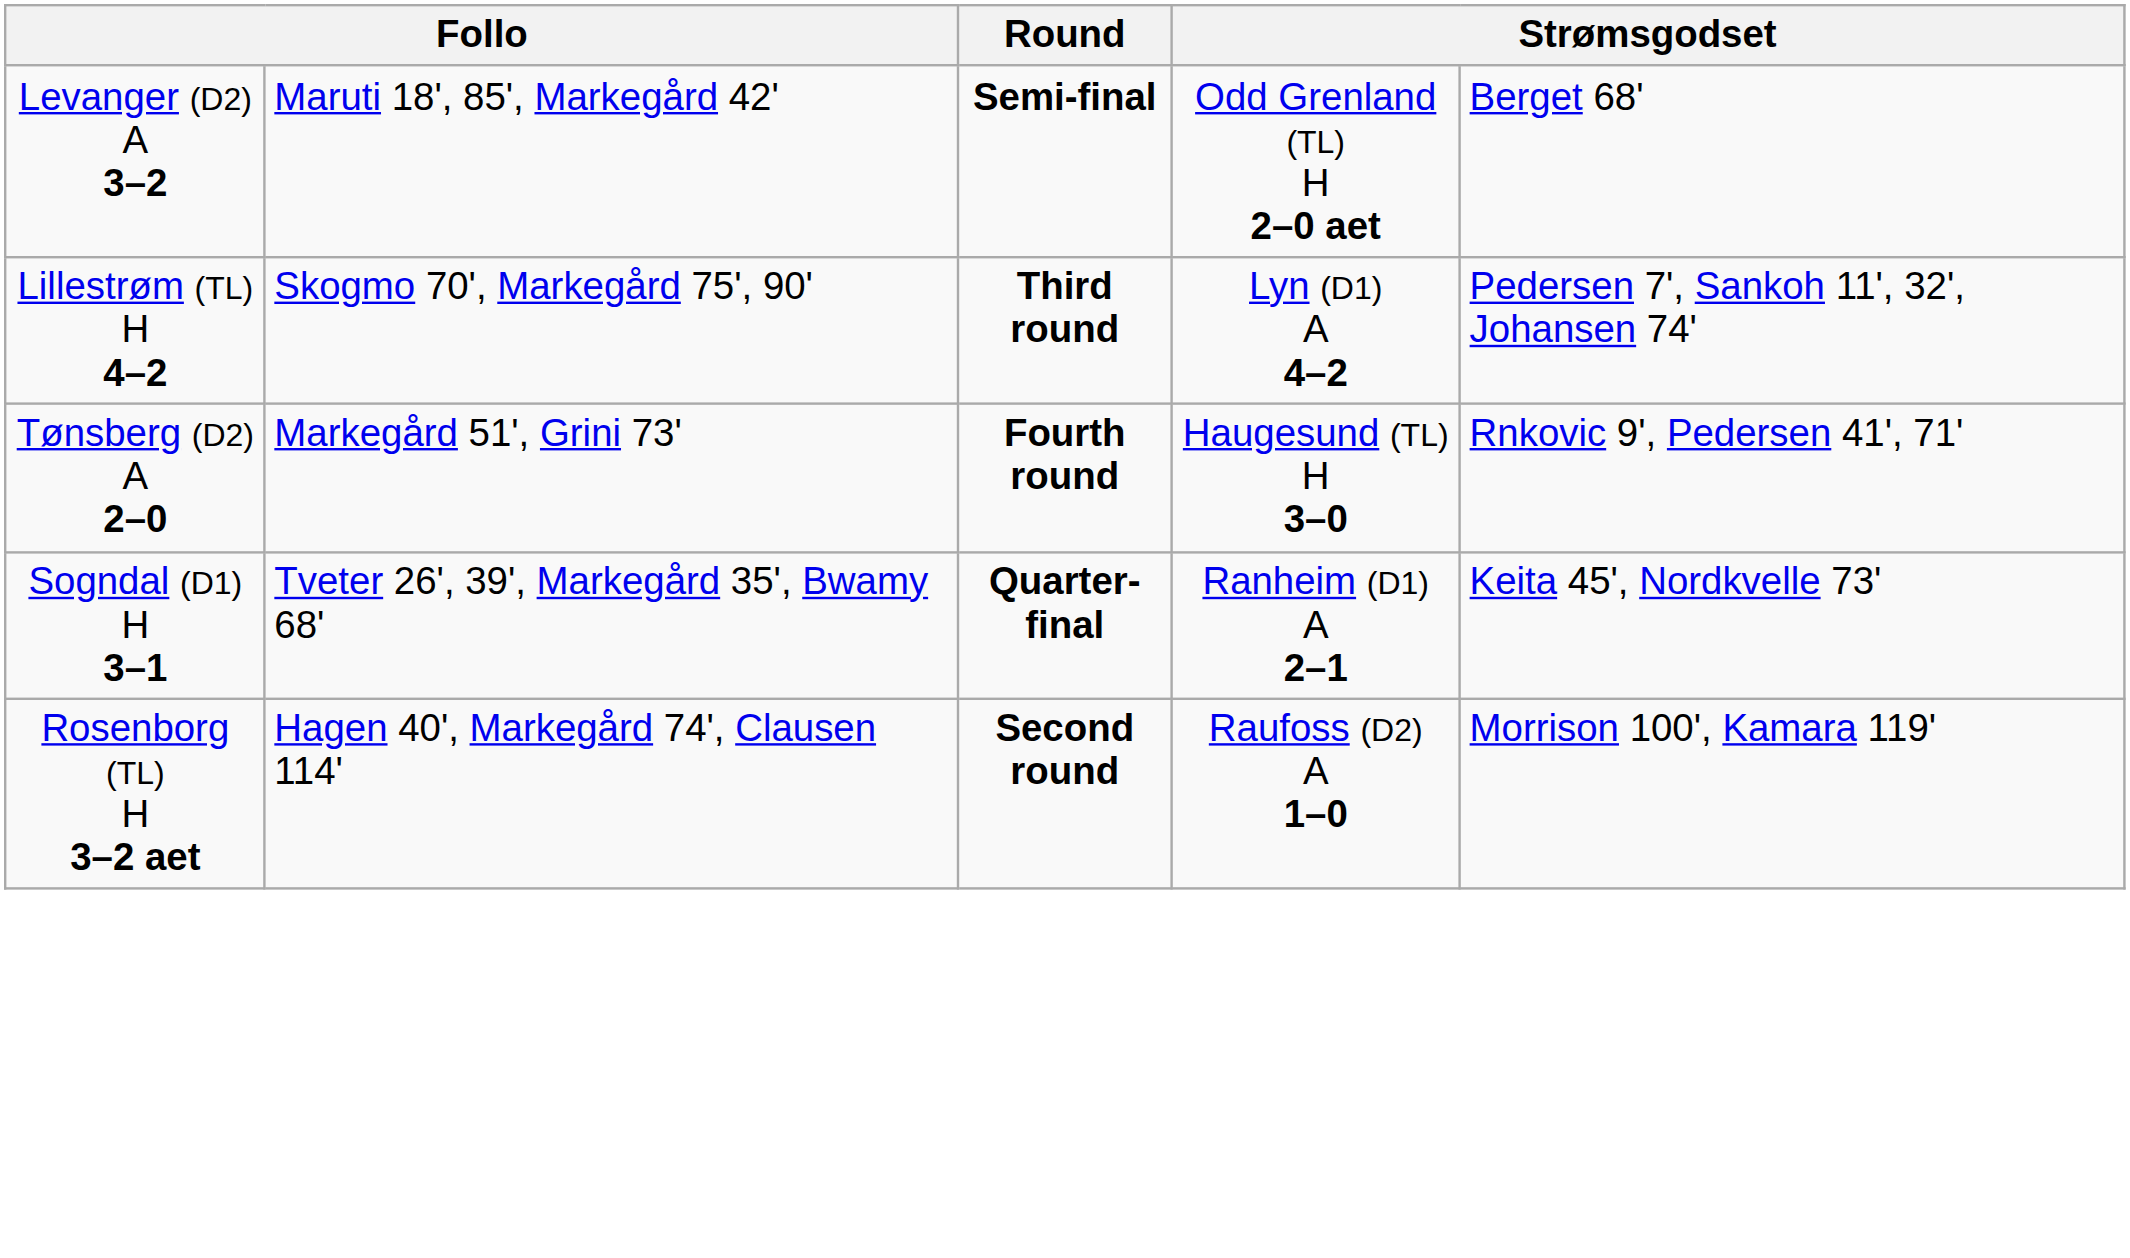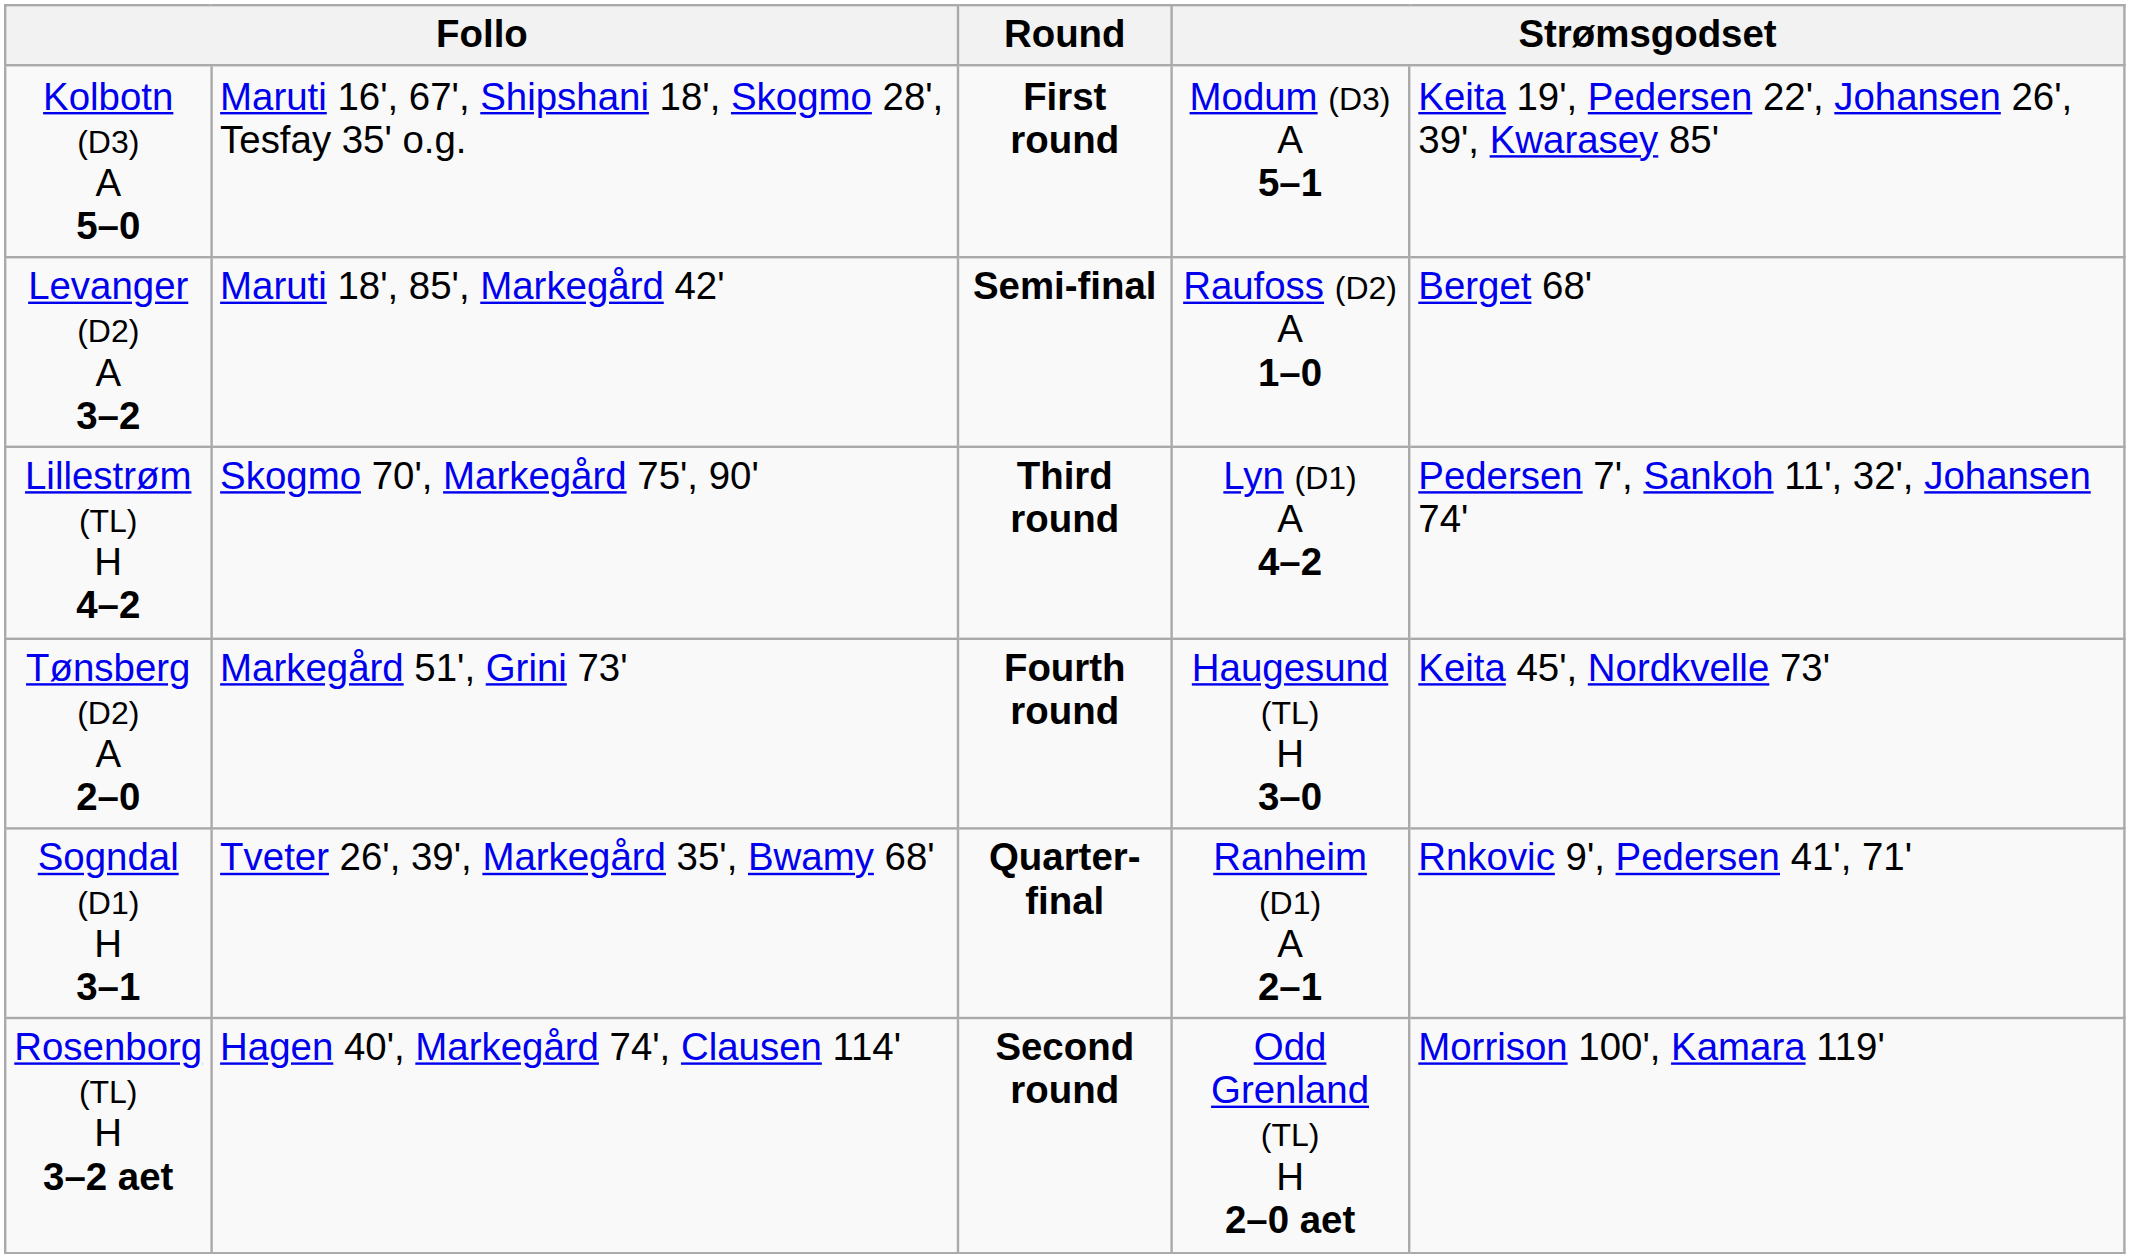+ row: (108, 160)
(1316, 160) Odd Grenland (TL) H 2–0 aet -> (1290, 329) Raufoss (D2) A 1–0
(1717, 433) Rnkovic 9', Pedersen 41', 71' -> (1624, 667) Keita 45', Nordkvelle 73'
(1675, 580) Keita 45', Nordkvelle 73' -> (1665, 857) Rnkovic 9', Pedersen 41', 71'
(1316, 771) Raufoss (D2) A 1–0 -> (1290, 1134) Odd Grenland (TL) H 2–0 aet
